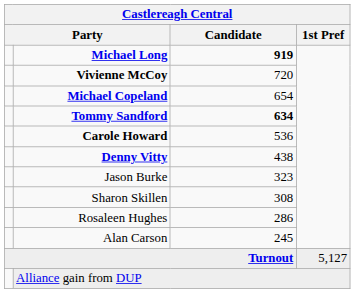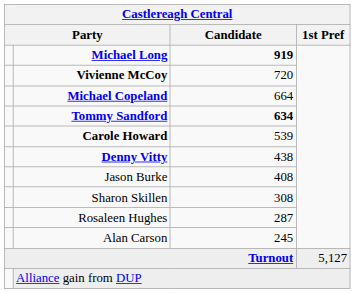(284, 95) 654 -> (284, 95) 664
(284, 136) 536 -> (284, 136) 539
(284, 177) 323 -> (284, 177) 408
(284, 217) 286 -> (284, 217) 287
